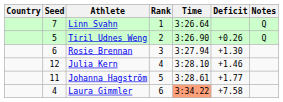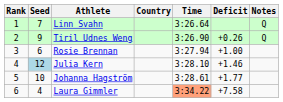columns swapped: (161, 11) <-> (24, 11)
(55, 38) 5 -> (40, 38) 9
(230, 51) +1.30 -> (230, 51) +1.00
(55, 64) no background -> (40, 64) lightblue background
(55, 78) 11 -> (40, 78) 10
